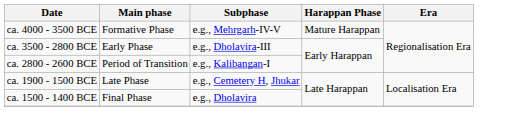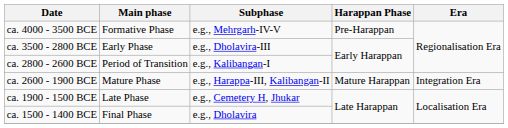(342, 30) Mature Harappan -> (364, 30) Pre-Harappan
+ row: (52, 81)
